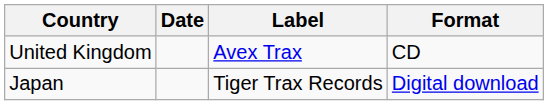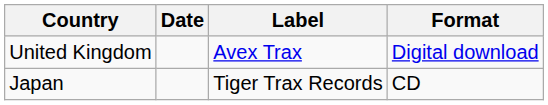(406, 52) CD -> (465, 52) Digital download
(465, 83) Digital download -> (406, 83) CD
